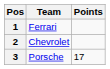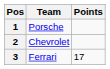(43, 26) Ferrari -> (46, 26) Porsche
(46, 56) Porsche -> (43, 56) Ferrari
